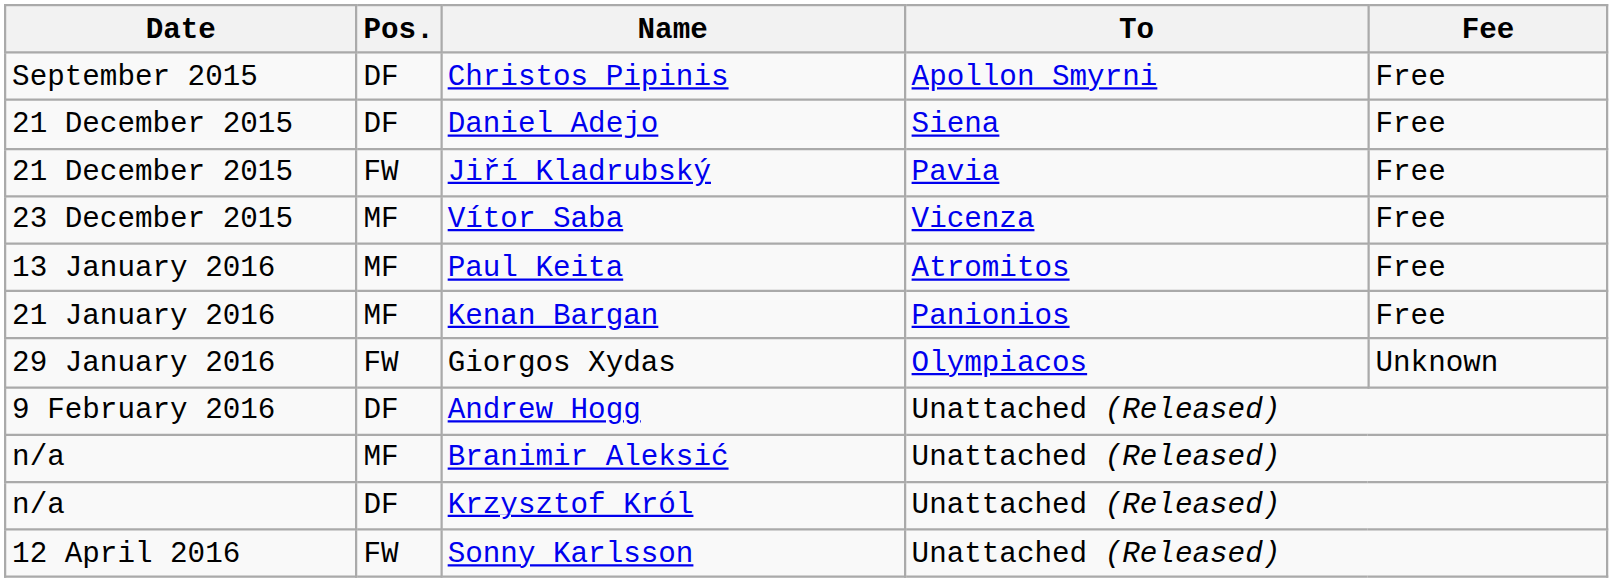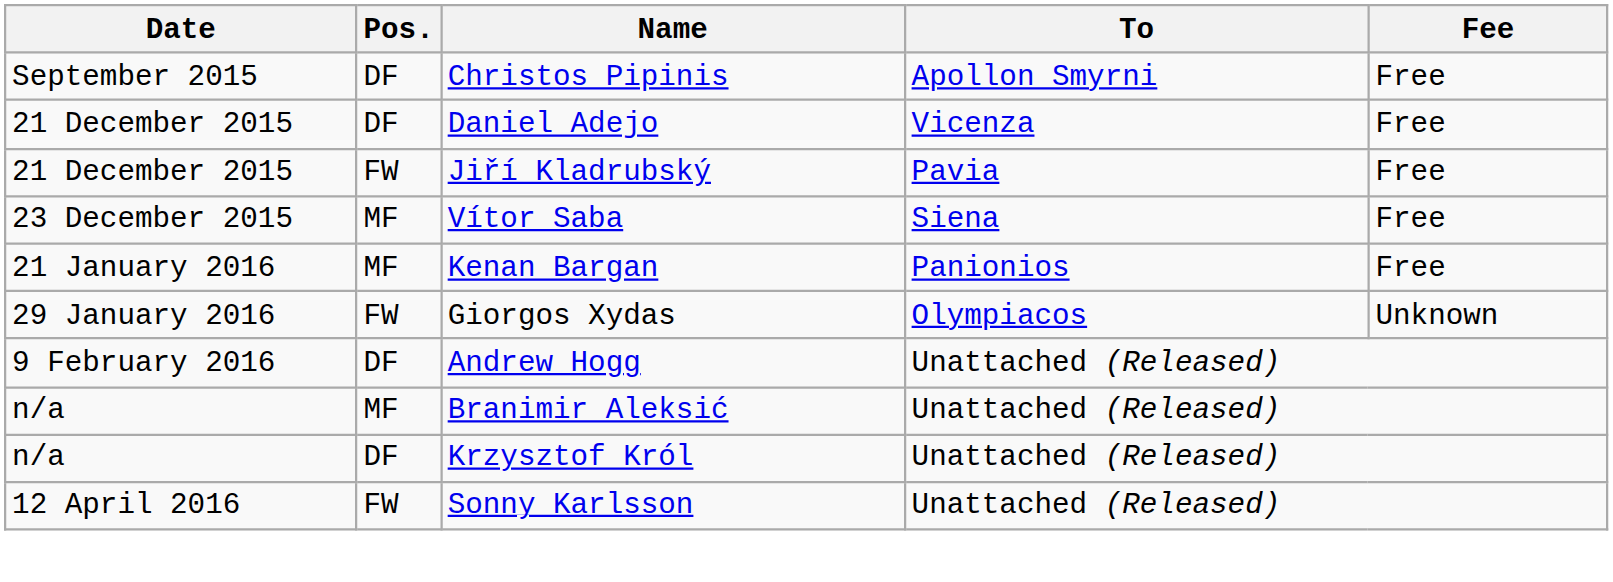(955, 124) Siena -> (973, 124) Vicenza
(973, 220) Vicenza -> (955, 220) Siena
- row: (535, 267)
